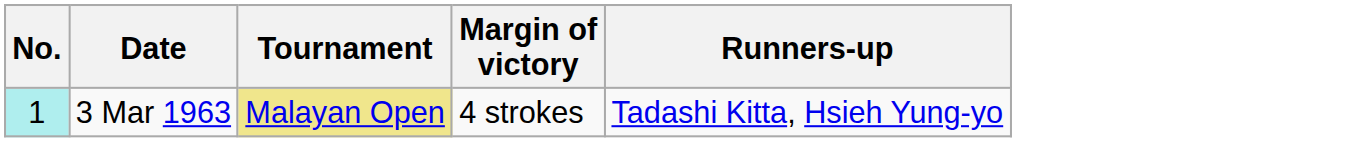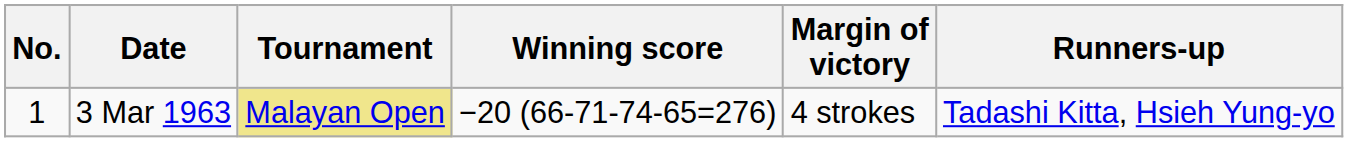+ column: (618, 47)
(37, 112) paleturquoise background -> (37, 112) no background
